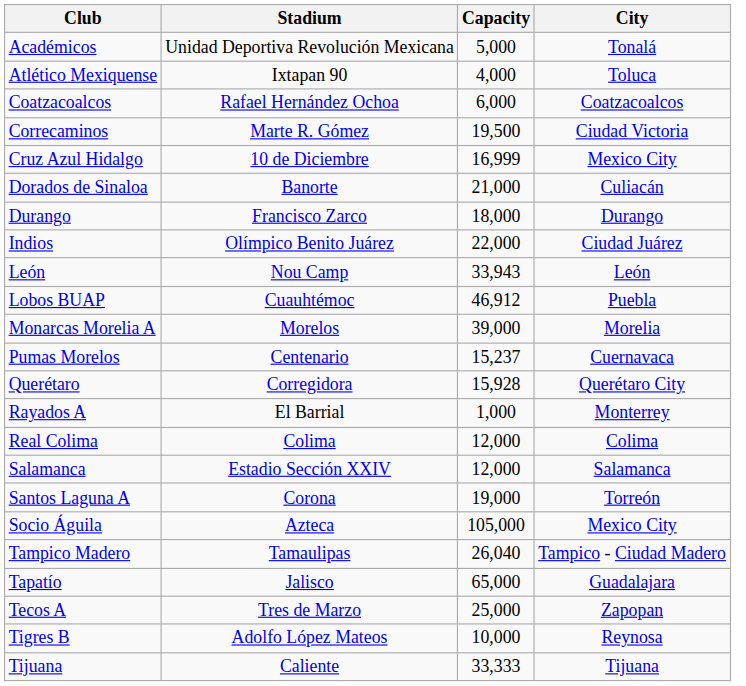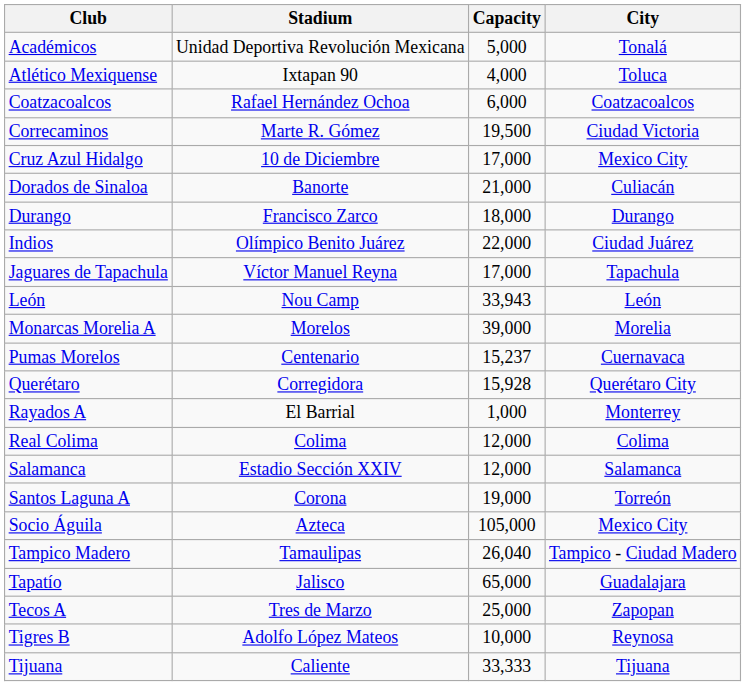(496, 159) 16,999 -> (507, 159) 17,000
+ row: (88, 272)
- row: (57, 300)
